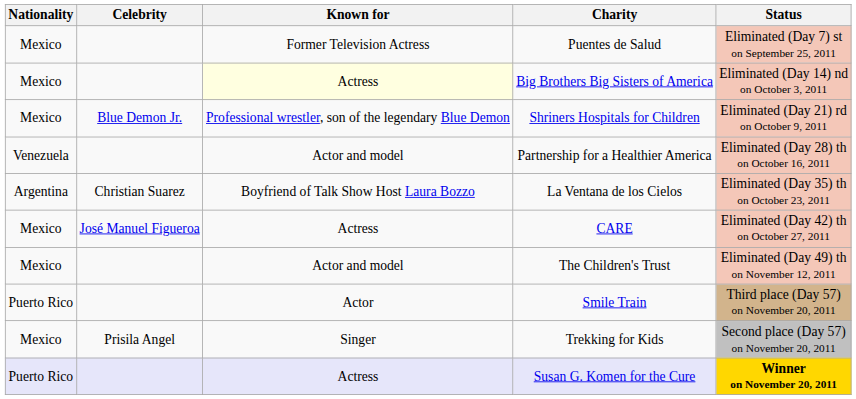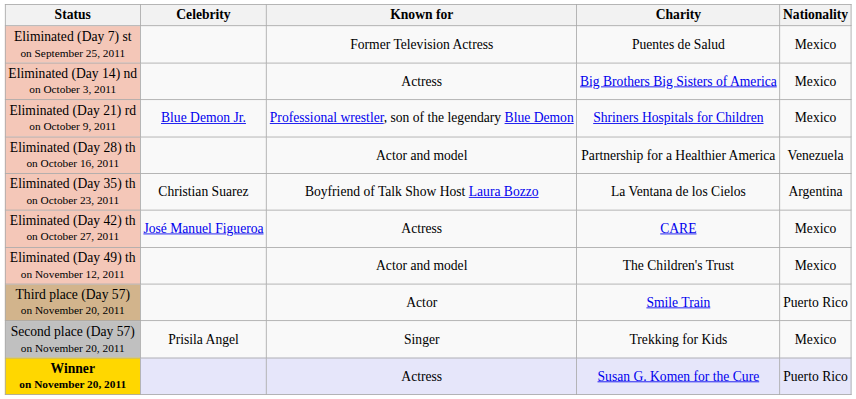columns swapped: (41, 15) <-> (784, 15)
(358, 81) lightyellow background -> (422, 81) no background
